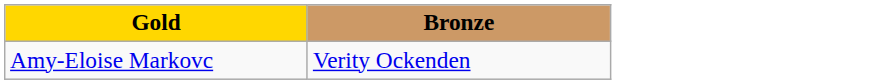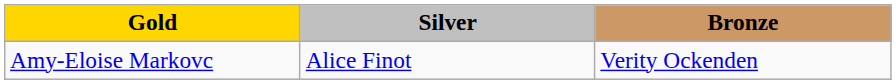+ column: (448, 23)
